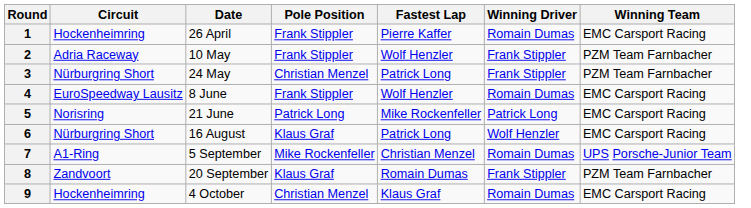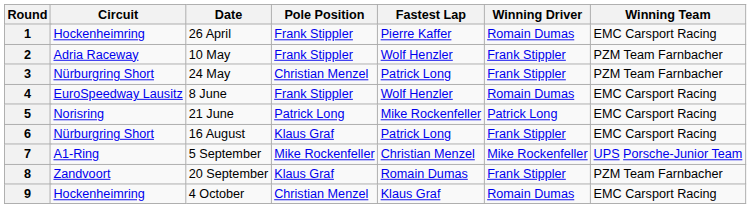(523, 134) Wolf Henzler -> (526, 134) Frank Stippler
(531, 154) Romain Dumas -> (537, 154) Mike Rockenfeller
